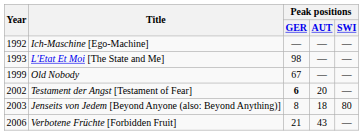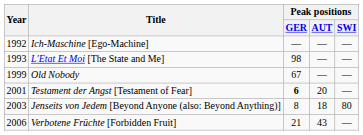(17, 91) 2002 -> (17, 91) 2001
